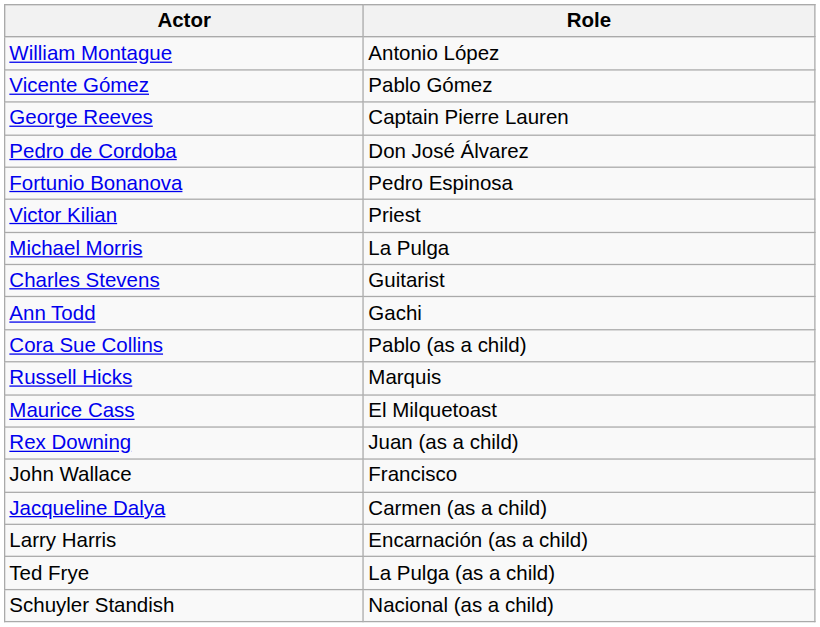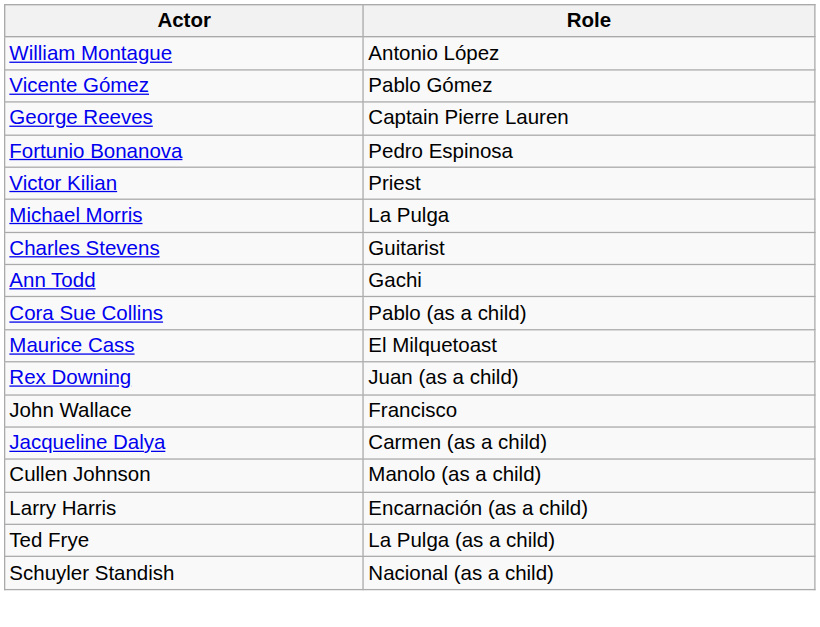- row: (93, 150)
- row: (71, 378)
+ row: (80, 475)
